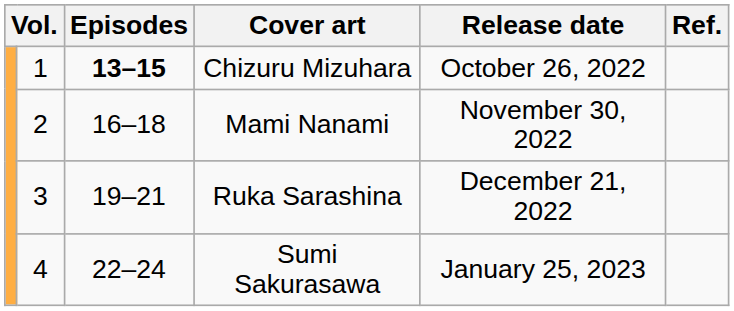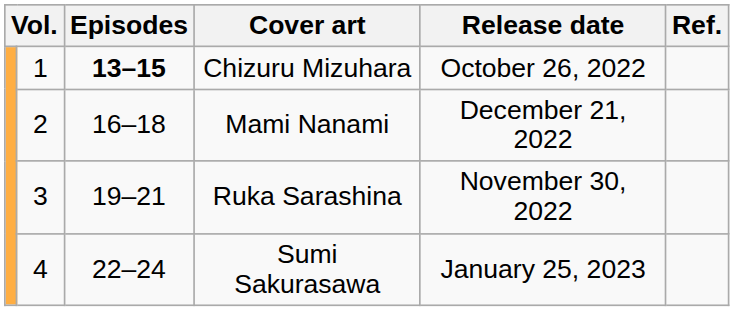(543, 124) November 30, 2022 -> (543, 124) December 21, 2022
(543, 196) December 21, 2022 -> (543, 196) November 30, 2022
